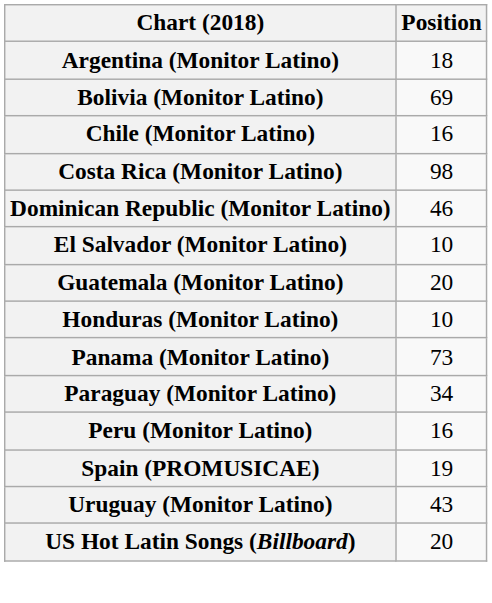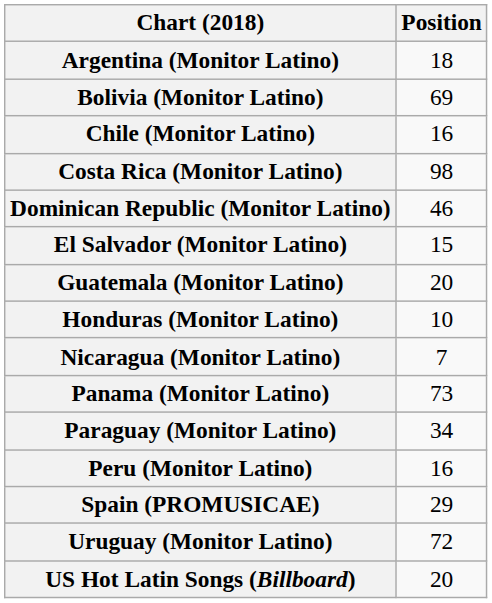(442, 245) 10 -> (442, 245) 15
+ row: (200, 356)
(442, 467) 19 -> (442, 504) 29
(442, 504) 43 -> (442, 541) 72
